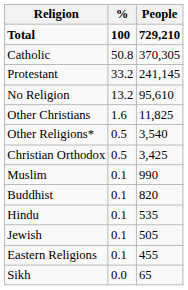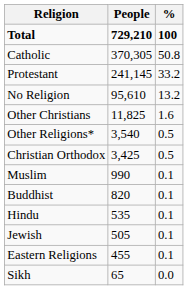columns swapped: (160, 14) <-> (122, 14)
